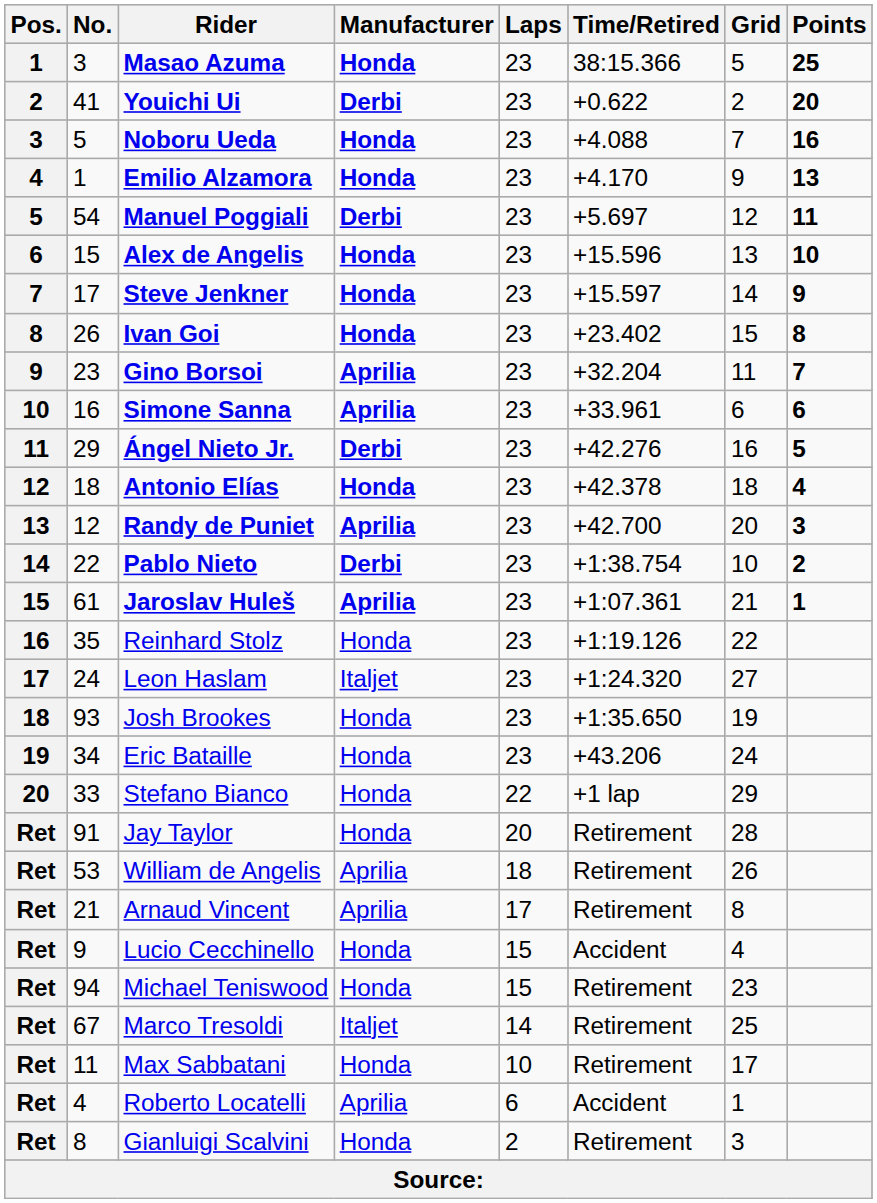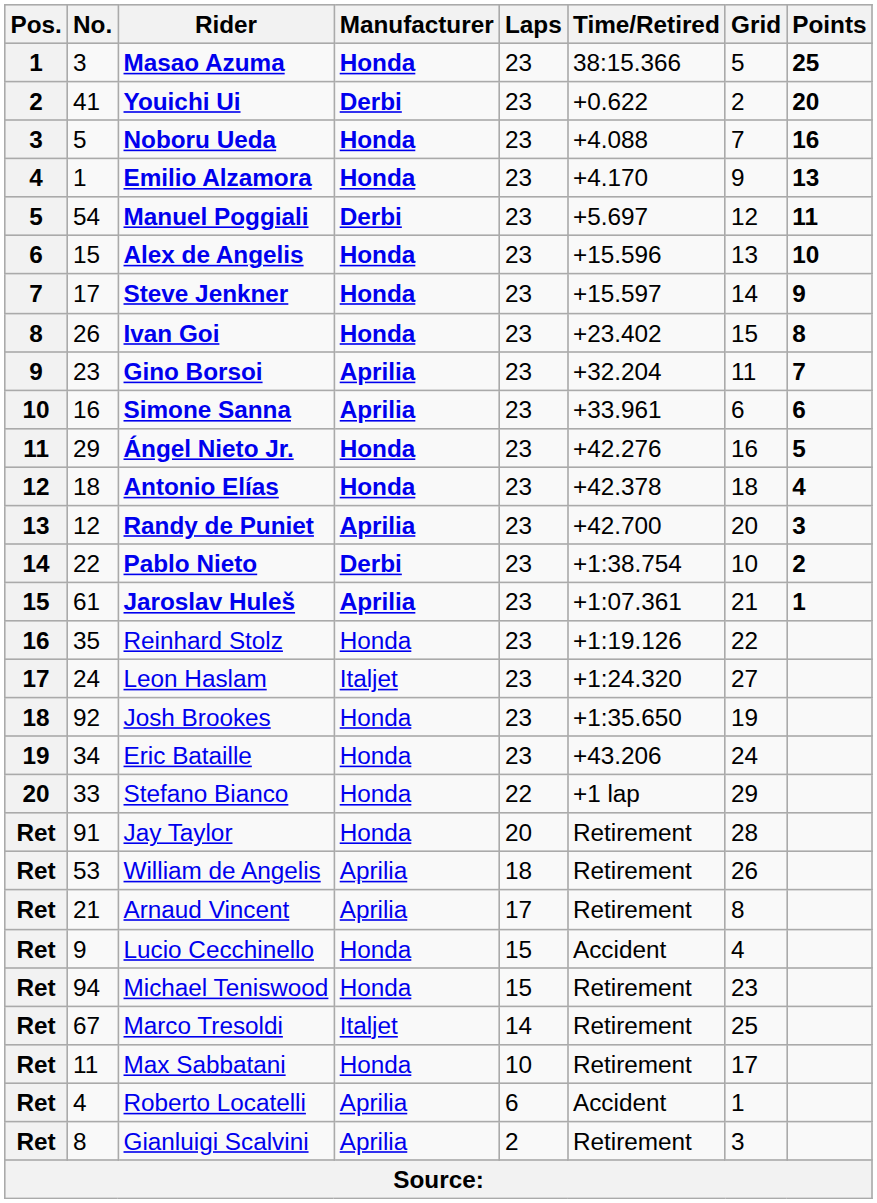(371, 448) Derbi -> (378, 448) Honda
(87, 717) 93 -> (87, 717) 92
(376, 1141) Honda -> (373, 1141) Aprilia
